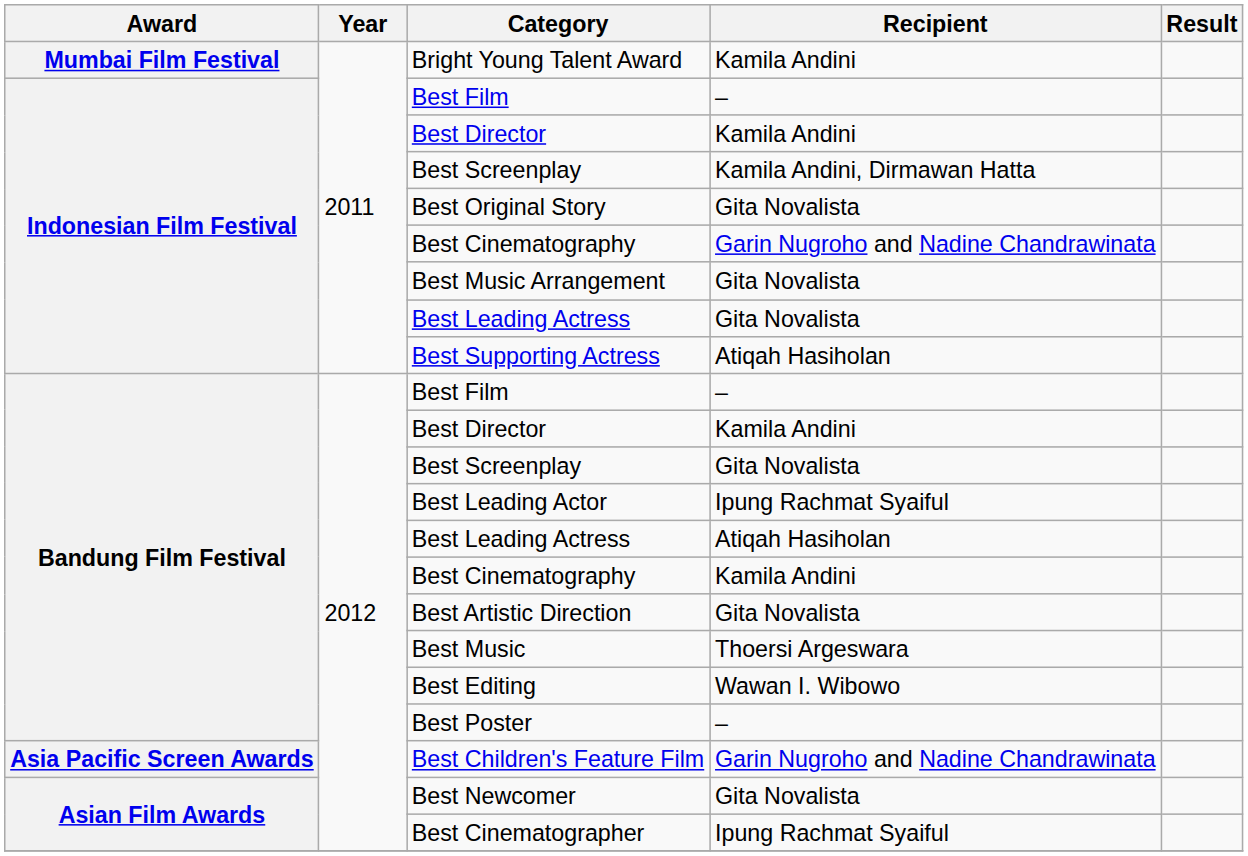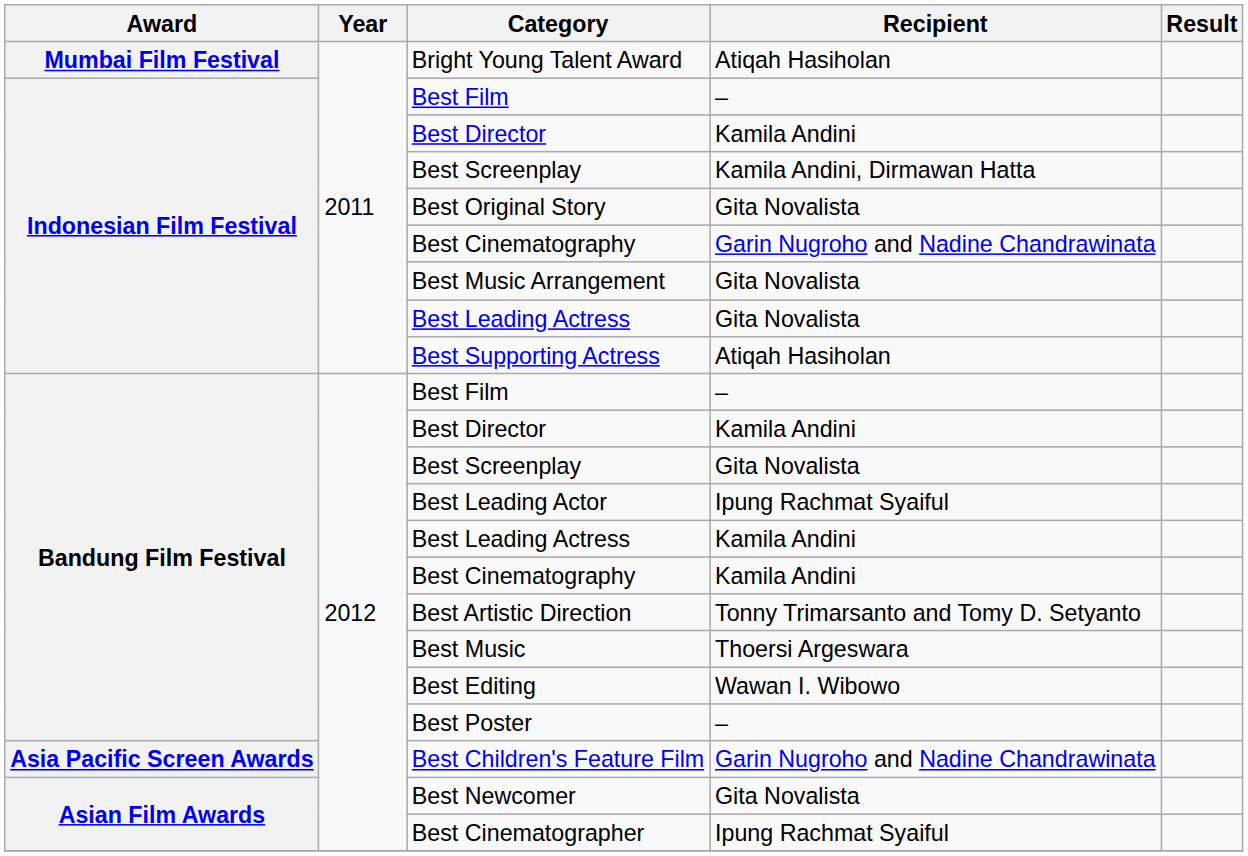(785, 60) Kamila Andini -> (803, 60) Atiqah Hasiholan
(803, 539) Atiqah Hasiholan -> (785, 539) Kamila Andini
(787, 612) Gita Novalista -> (928, 612) Tonny Trimarsanto and Tomy D. Setyanto
